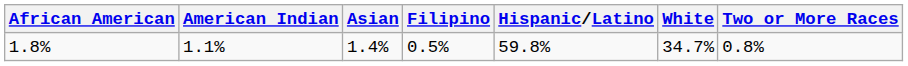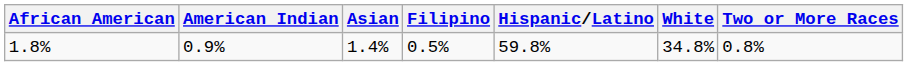(204, 47) 1.1% -> (204, 47) 0.9%
(688, 47) 34.7% -> (688, 47) 34.8%
